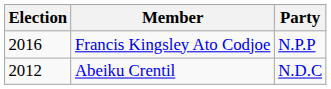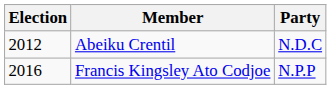rows swapped: (125, 71) <-> (173, 44)
